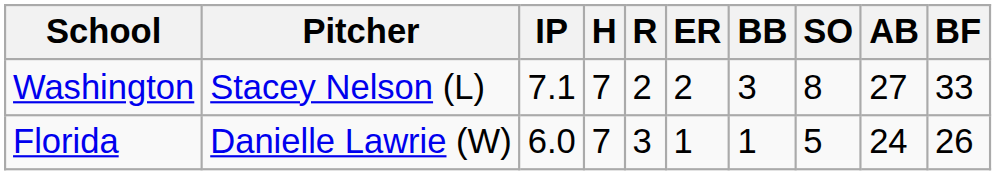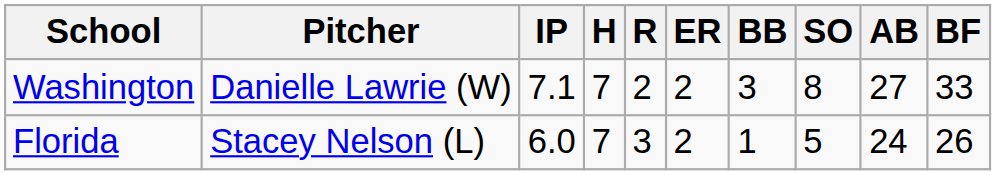(348, 86) Stacey Nelson (L) -> (361, 86) Danielle Lawrie (W)
(361, 141) Danielle Lawrie (W) -> (348, 141) Stacey Nelson (L)
(683, 141) 1 -> (683, 141) 2
